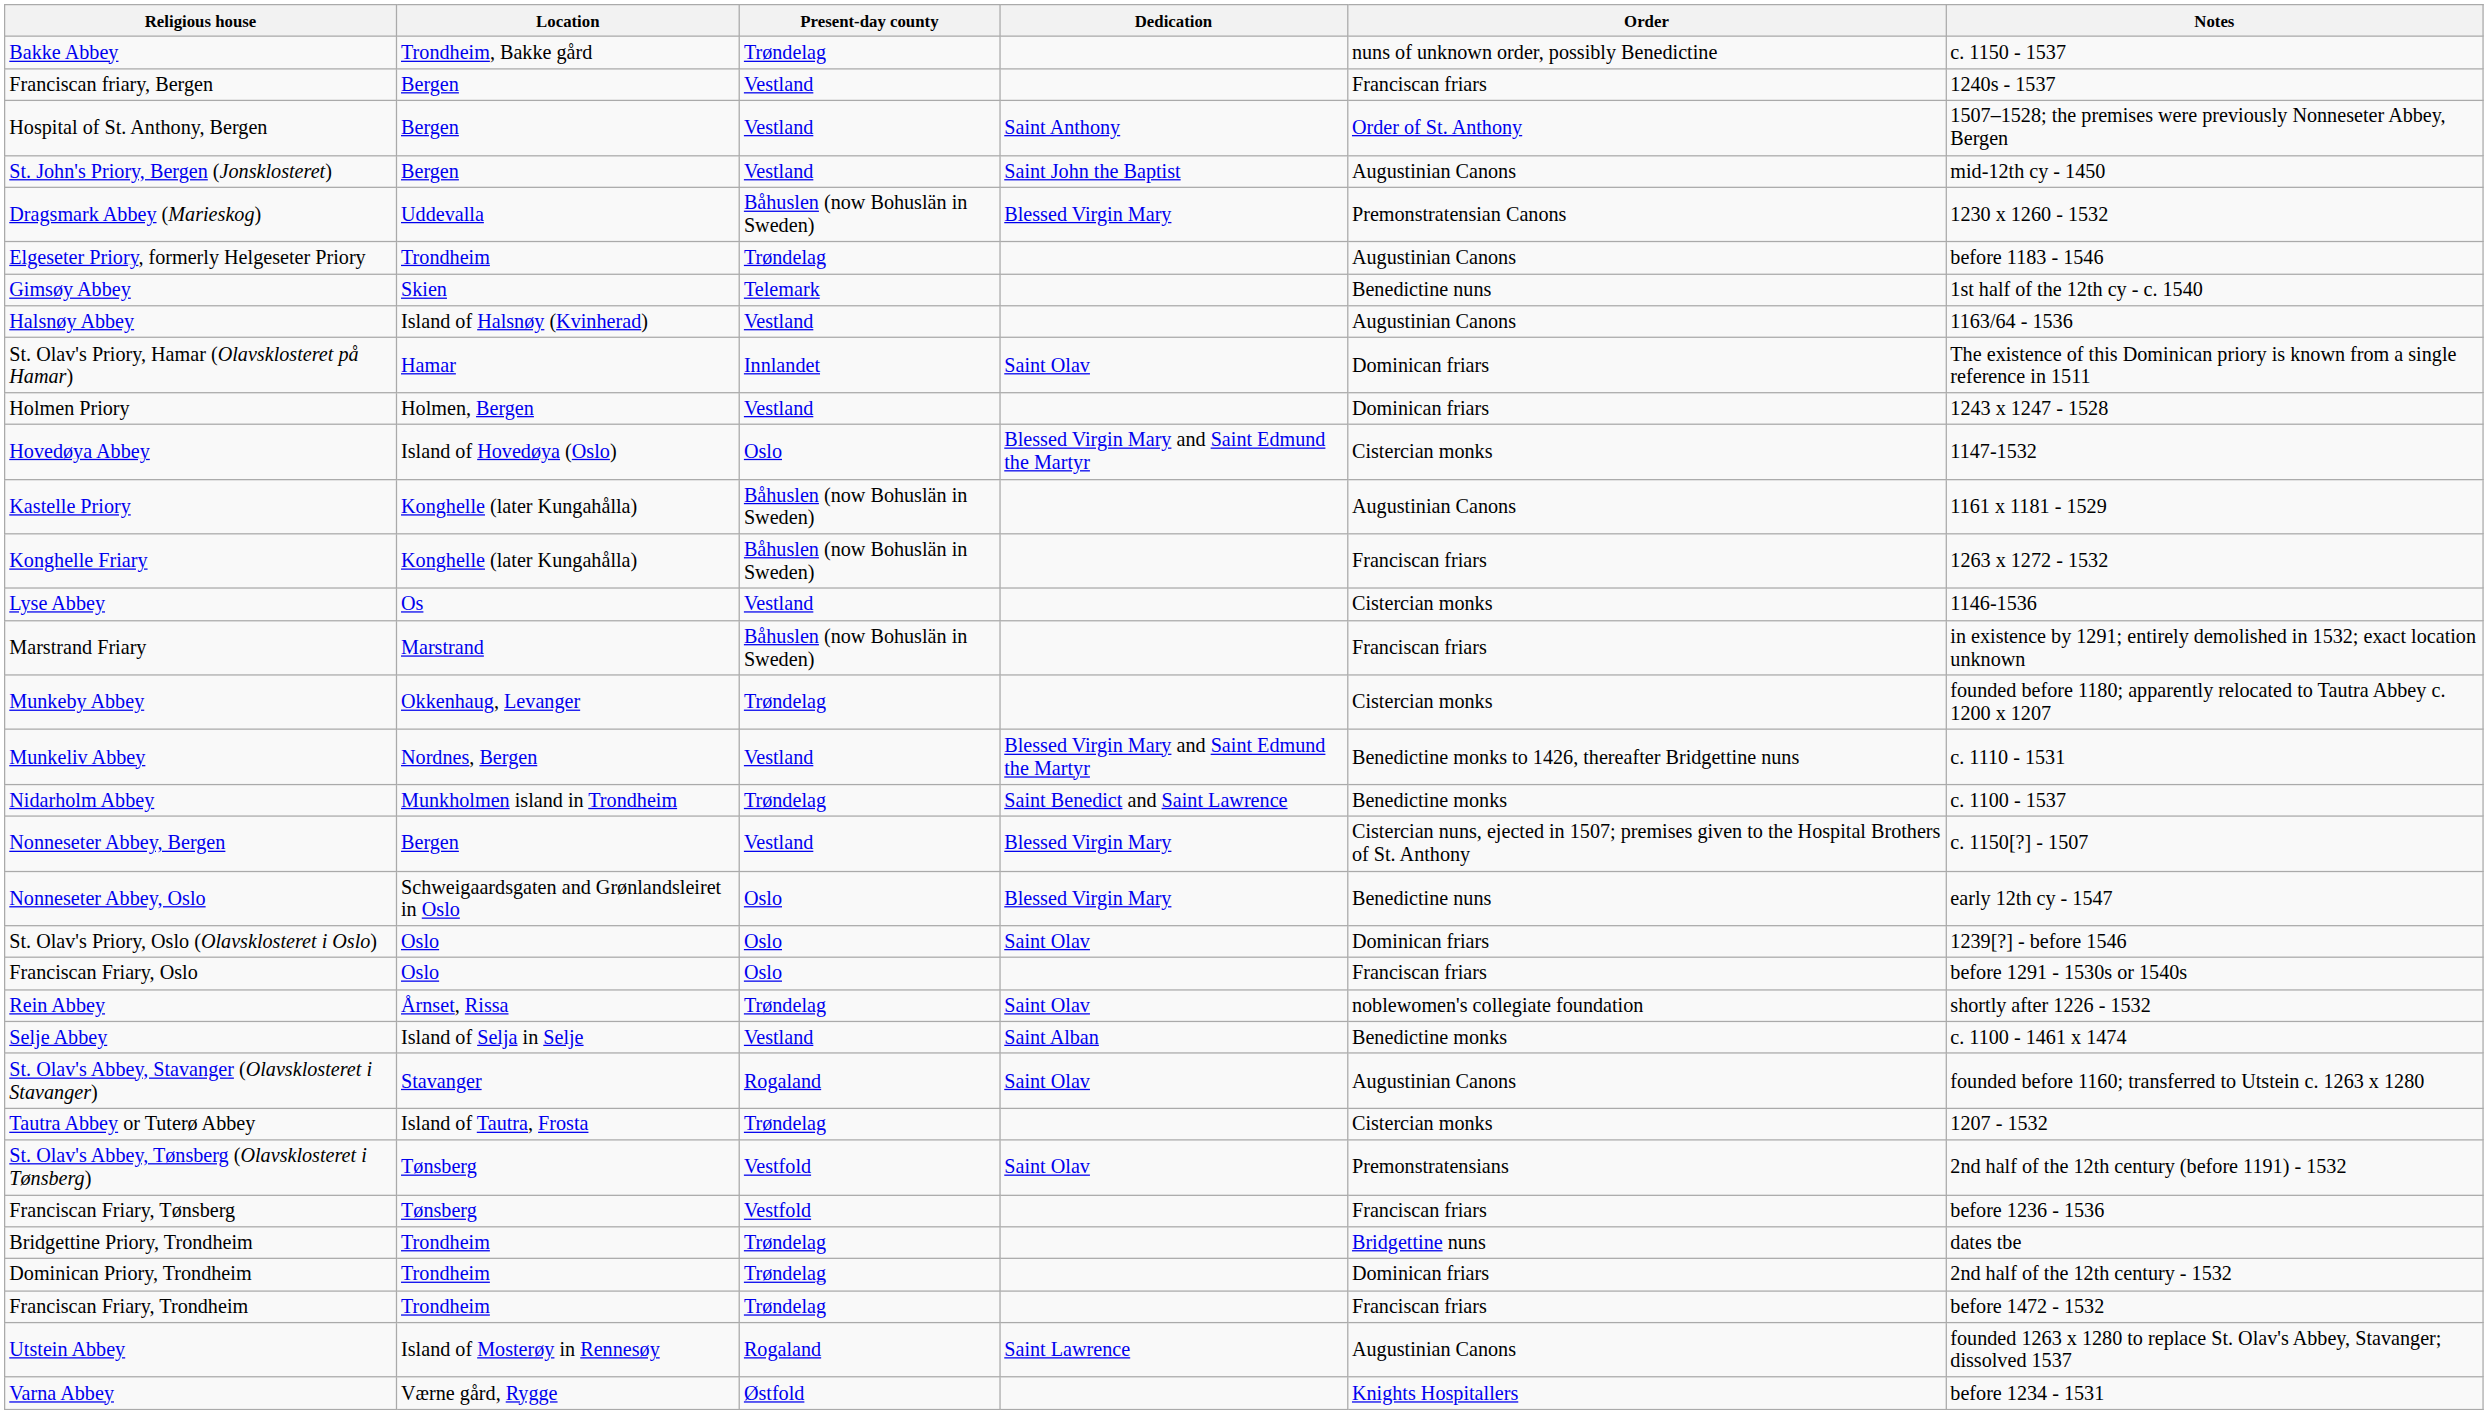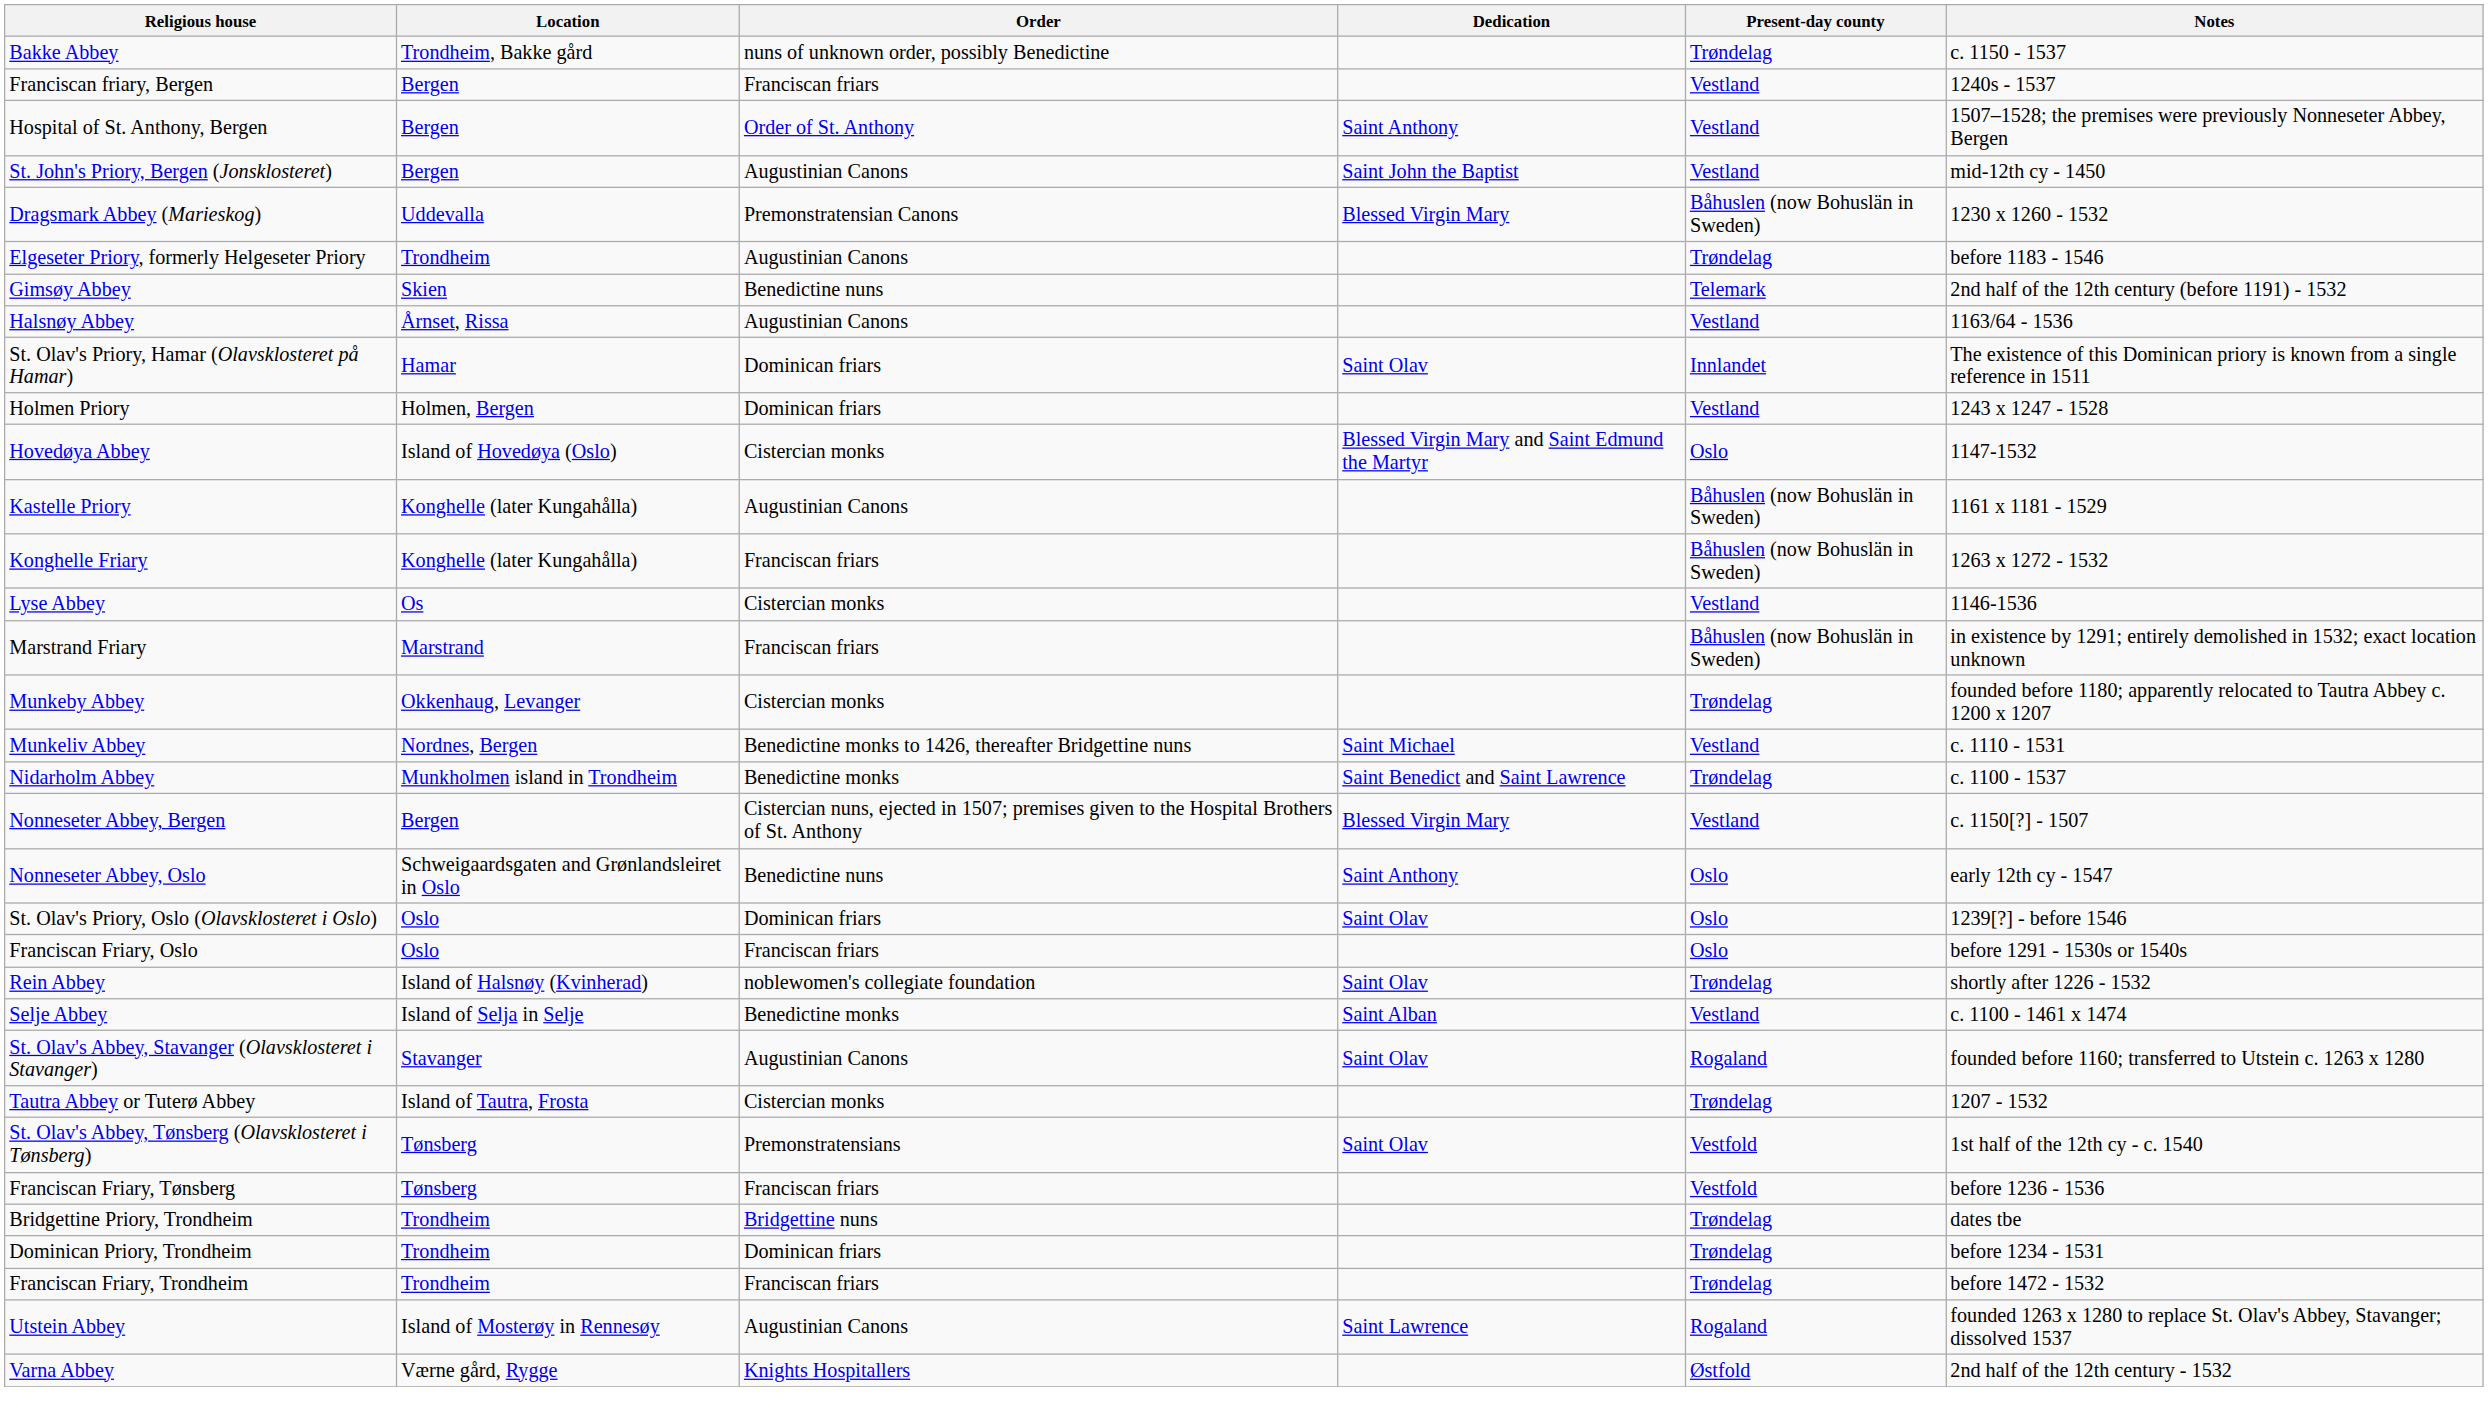columns swapped: (869, 21) <-> (1646, 21)
(2077, 289) 1st half of the 12th cy - c. 1540 -> (2148, 289) 2nd half of the 12th century (before 1191) - 1532
(524, 321) Island of Halsnøy (Kvinherad) -> (455, 321) Årnset, Rissa
(1165, 756) Blessed Virgin Mary and Saint Edmund the Martyr -> (1399, 745) Saint Michael
(1088, 898) Blessed Virgin Mary -> (1400, 875) Saint Anthony
(455, 1005) Årnset, Rissa -> (524, 982) Island of Halsnøy (Kvinherad)
(2148, 1167) 2nd half of the 12th century (before 1191) - 1532 -> (2077, 1144) 1st half of the 12th cy - c. 1540
(2091, 1274) 2nd half of the 12th century - 1532 -> (2027, 1251) before 1234 - 1531
(2027, 1393) before 1234 - 1531 -> (2091, 1370) 2nd half of the 12th century - 1532
